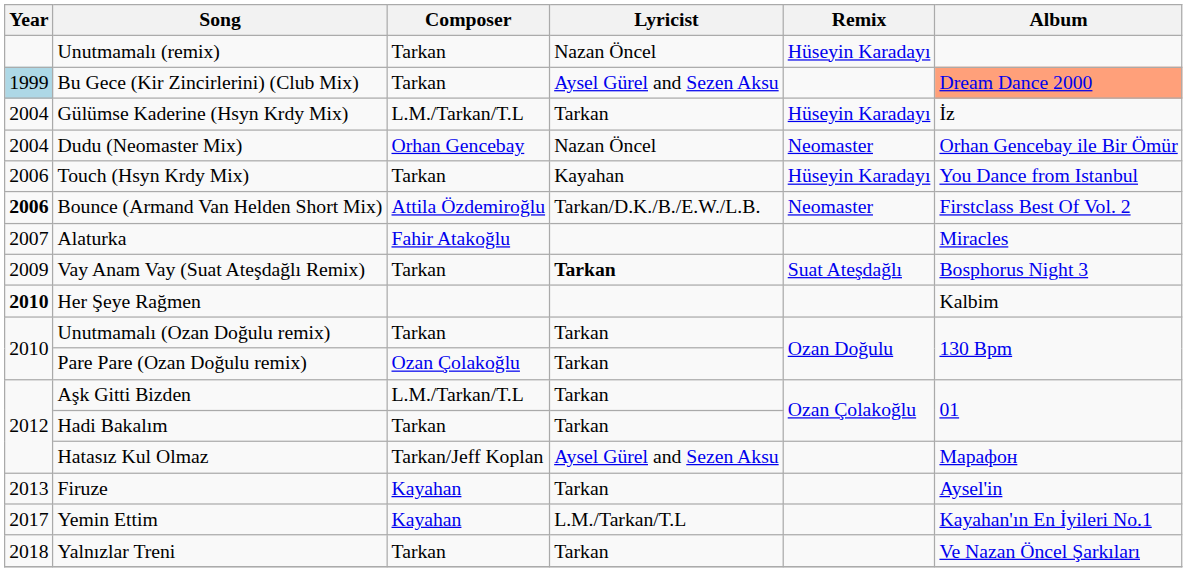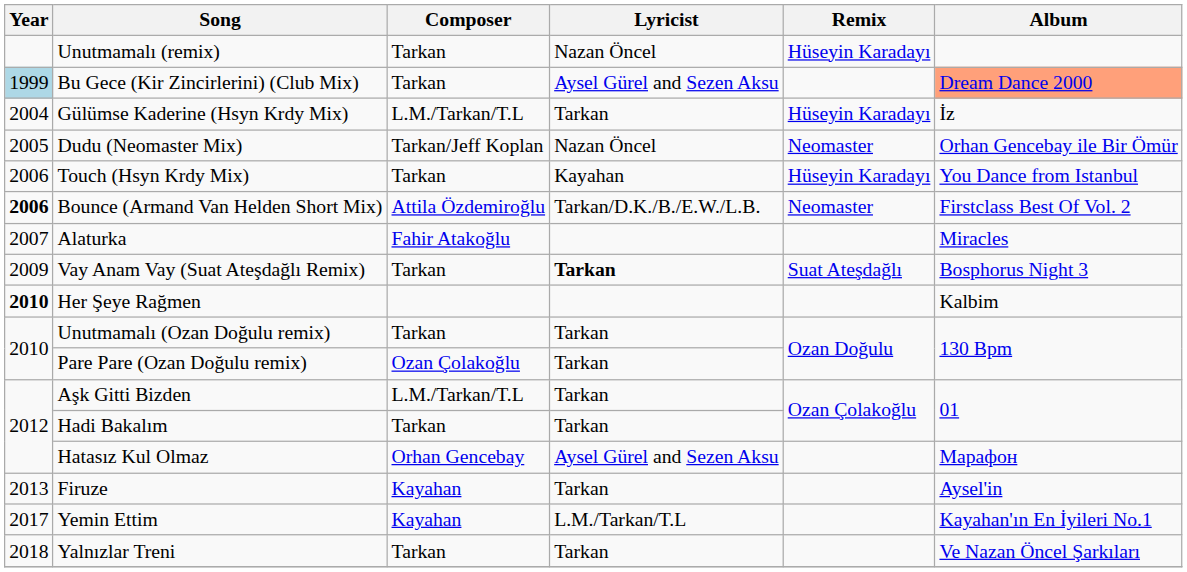(29, 144) 2004 -> (29, 144) 2005
(458, 144) Orhan Gencebay -> (467, 144) Tarkan/Jeff Koplan
(467, 457) Tarkan/Jeff Koplan -> (458, 457) Orhan Gencebay
